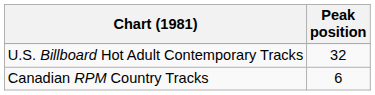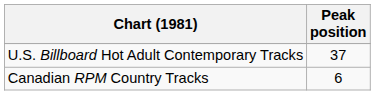(338, 55) 32 -> (338, 55) 37
